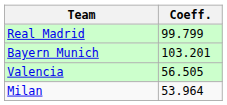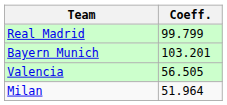(182, 91) 53.964 -> (182, 91) 51.964
